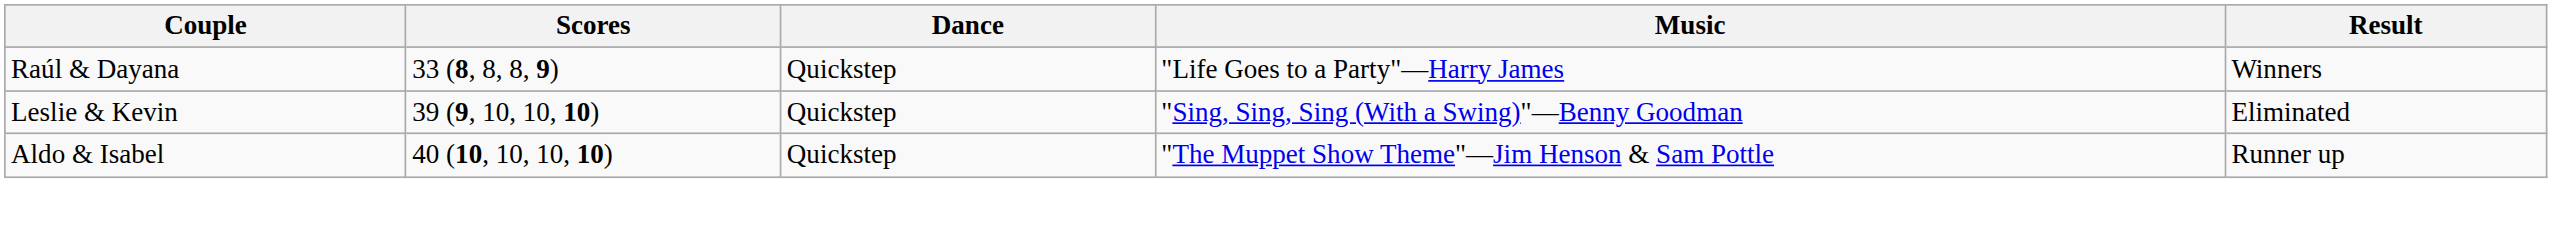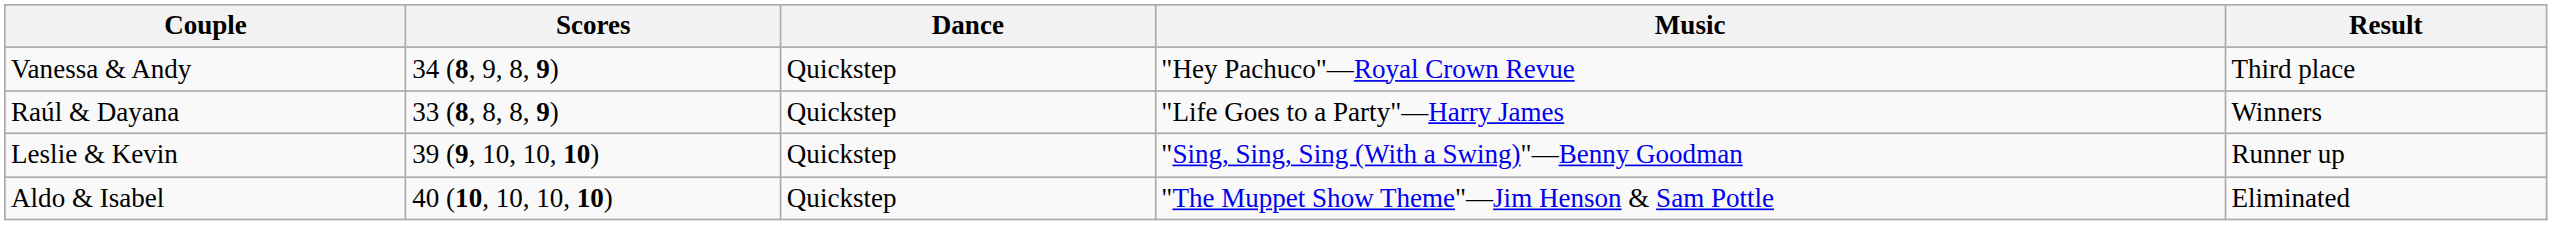+ row: (101, 68)
(2291, 111) Eliminated -> (2288, 154) Runner up
(2288, 154) Runner up -> (2291, 197) Eliminated
